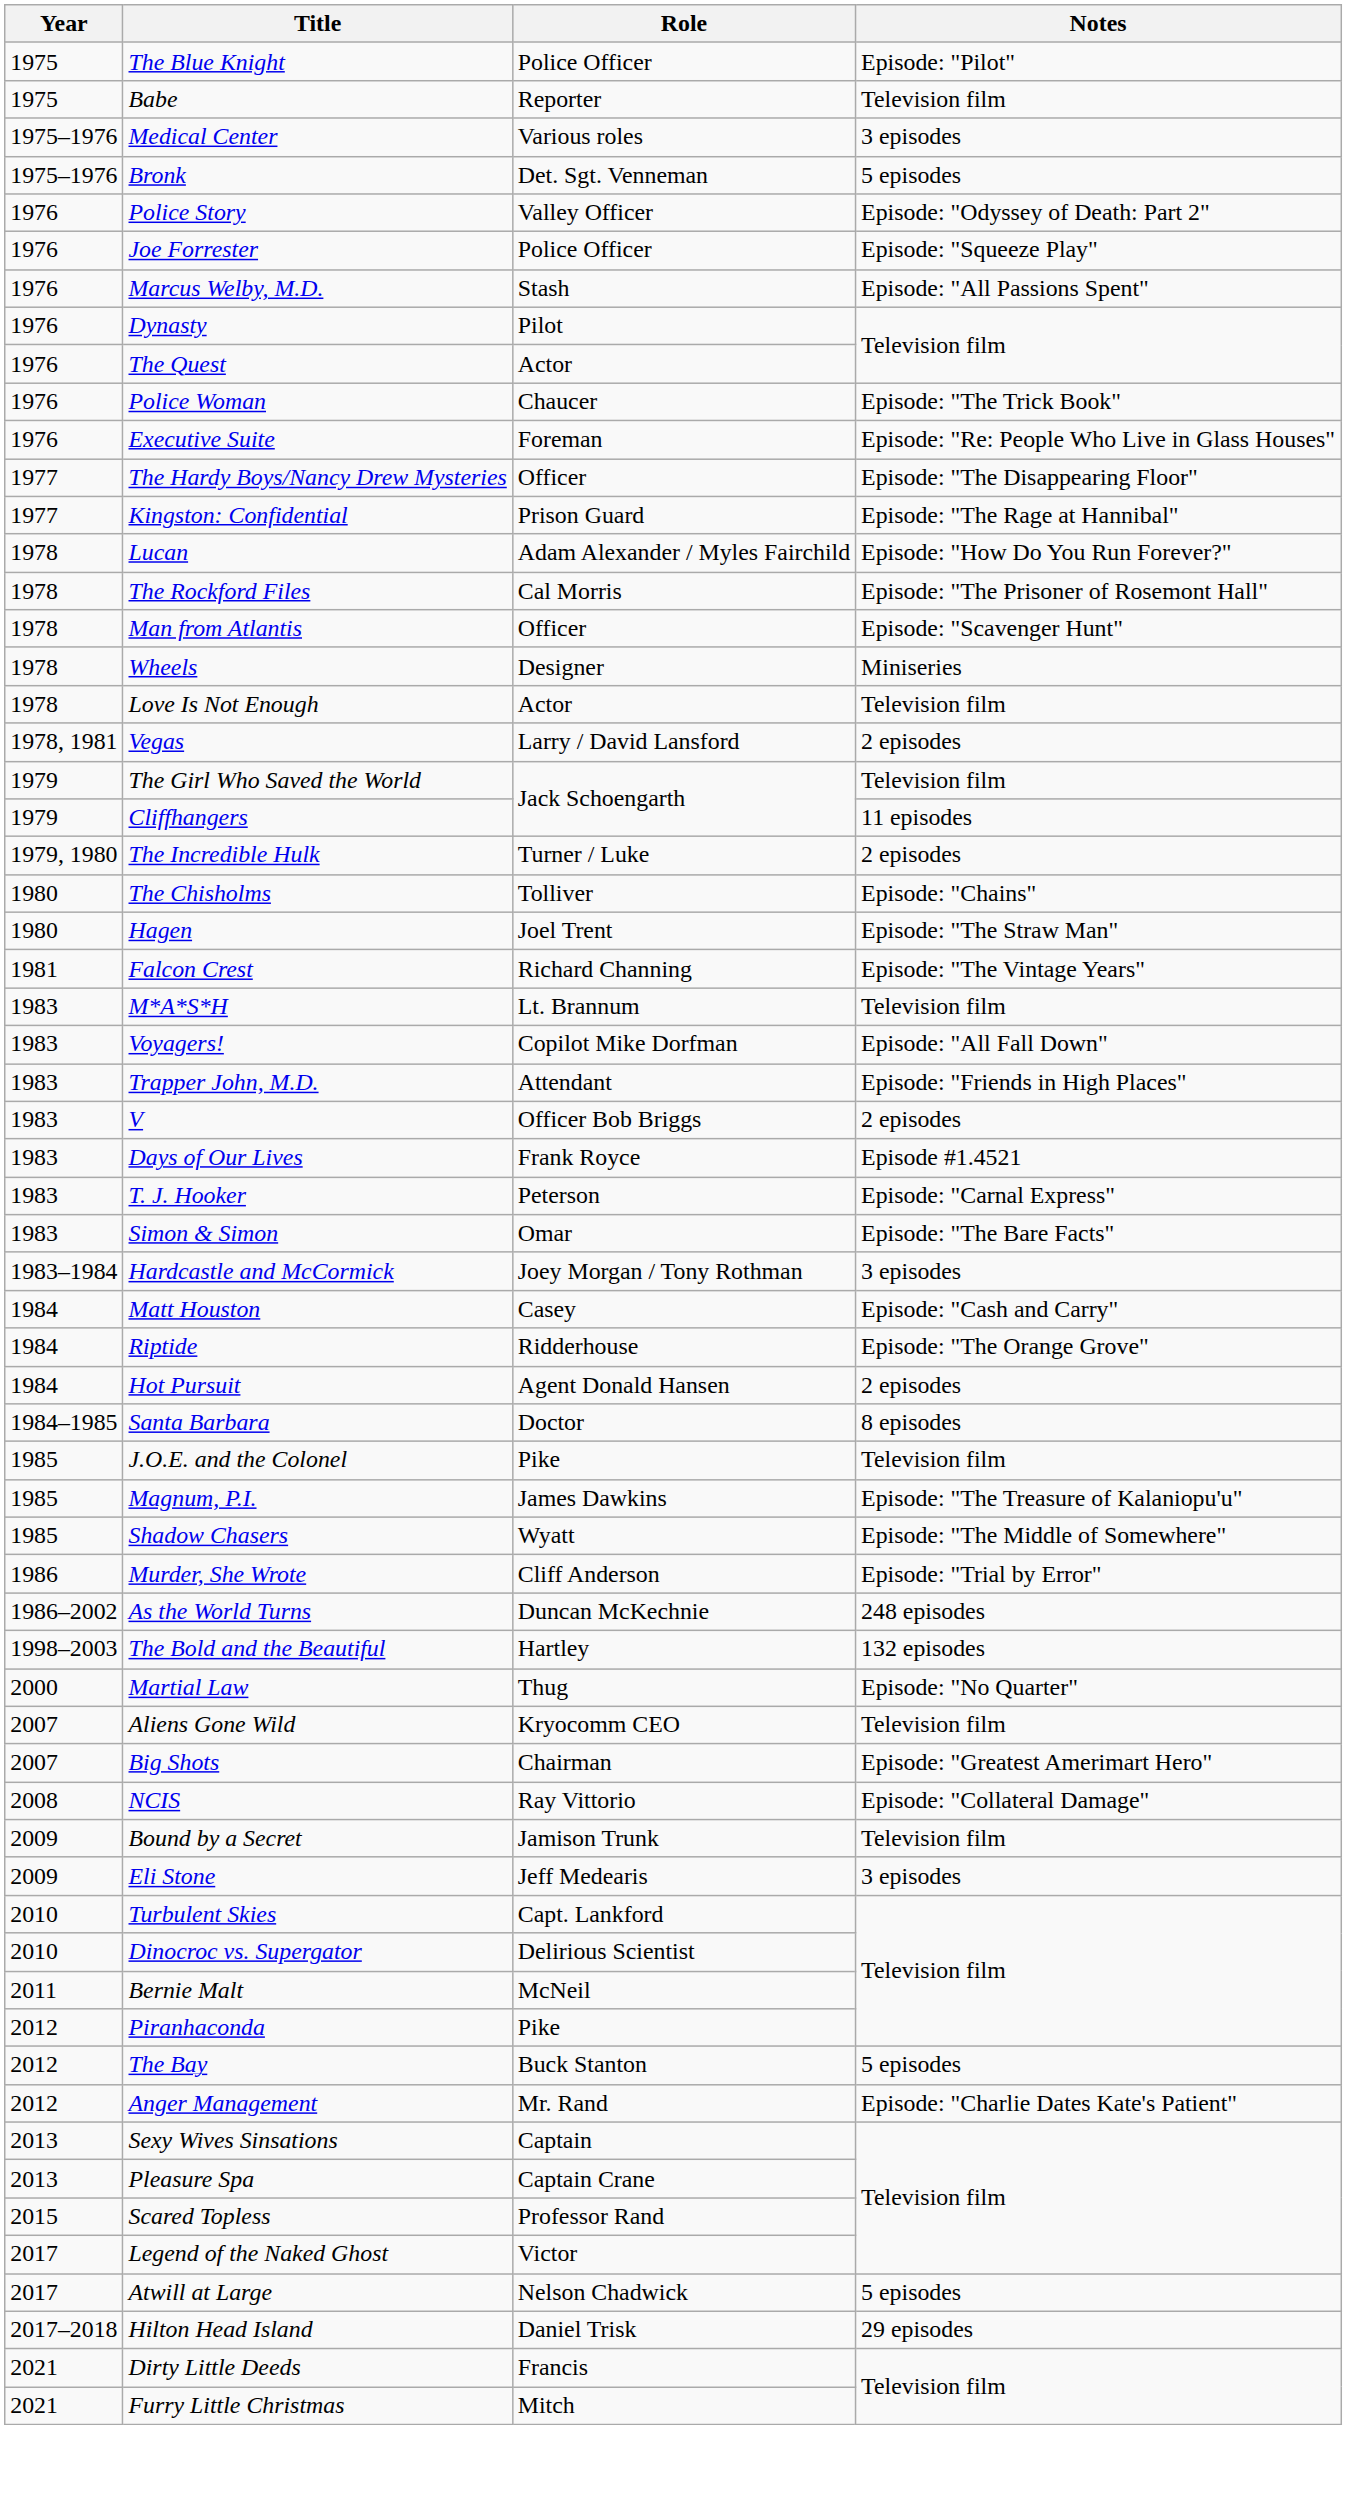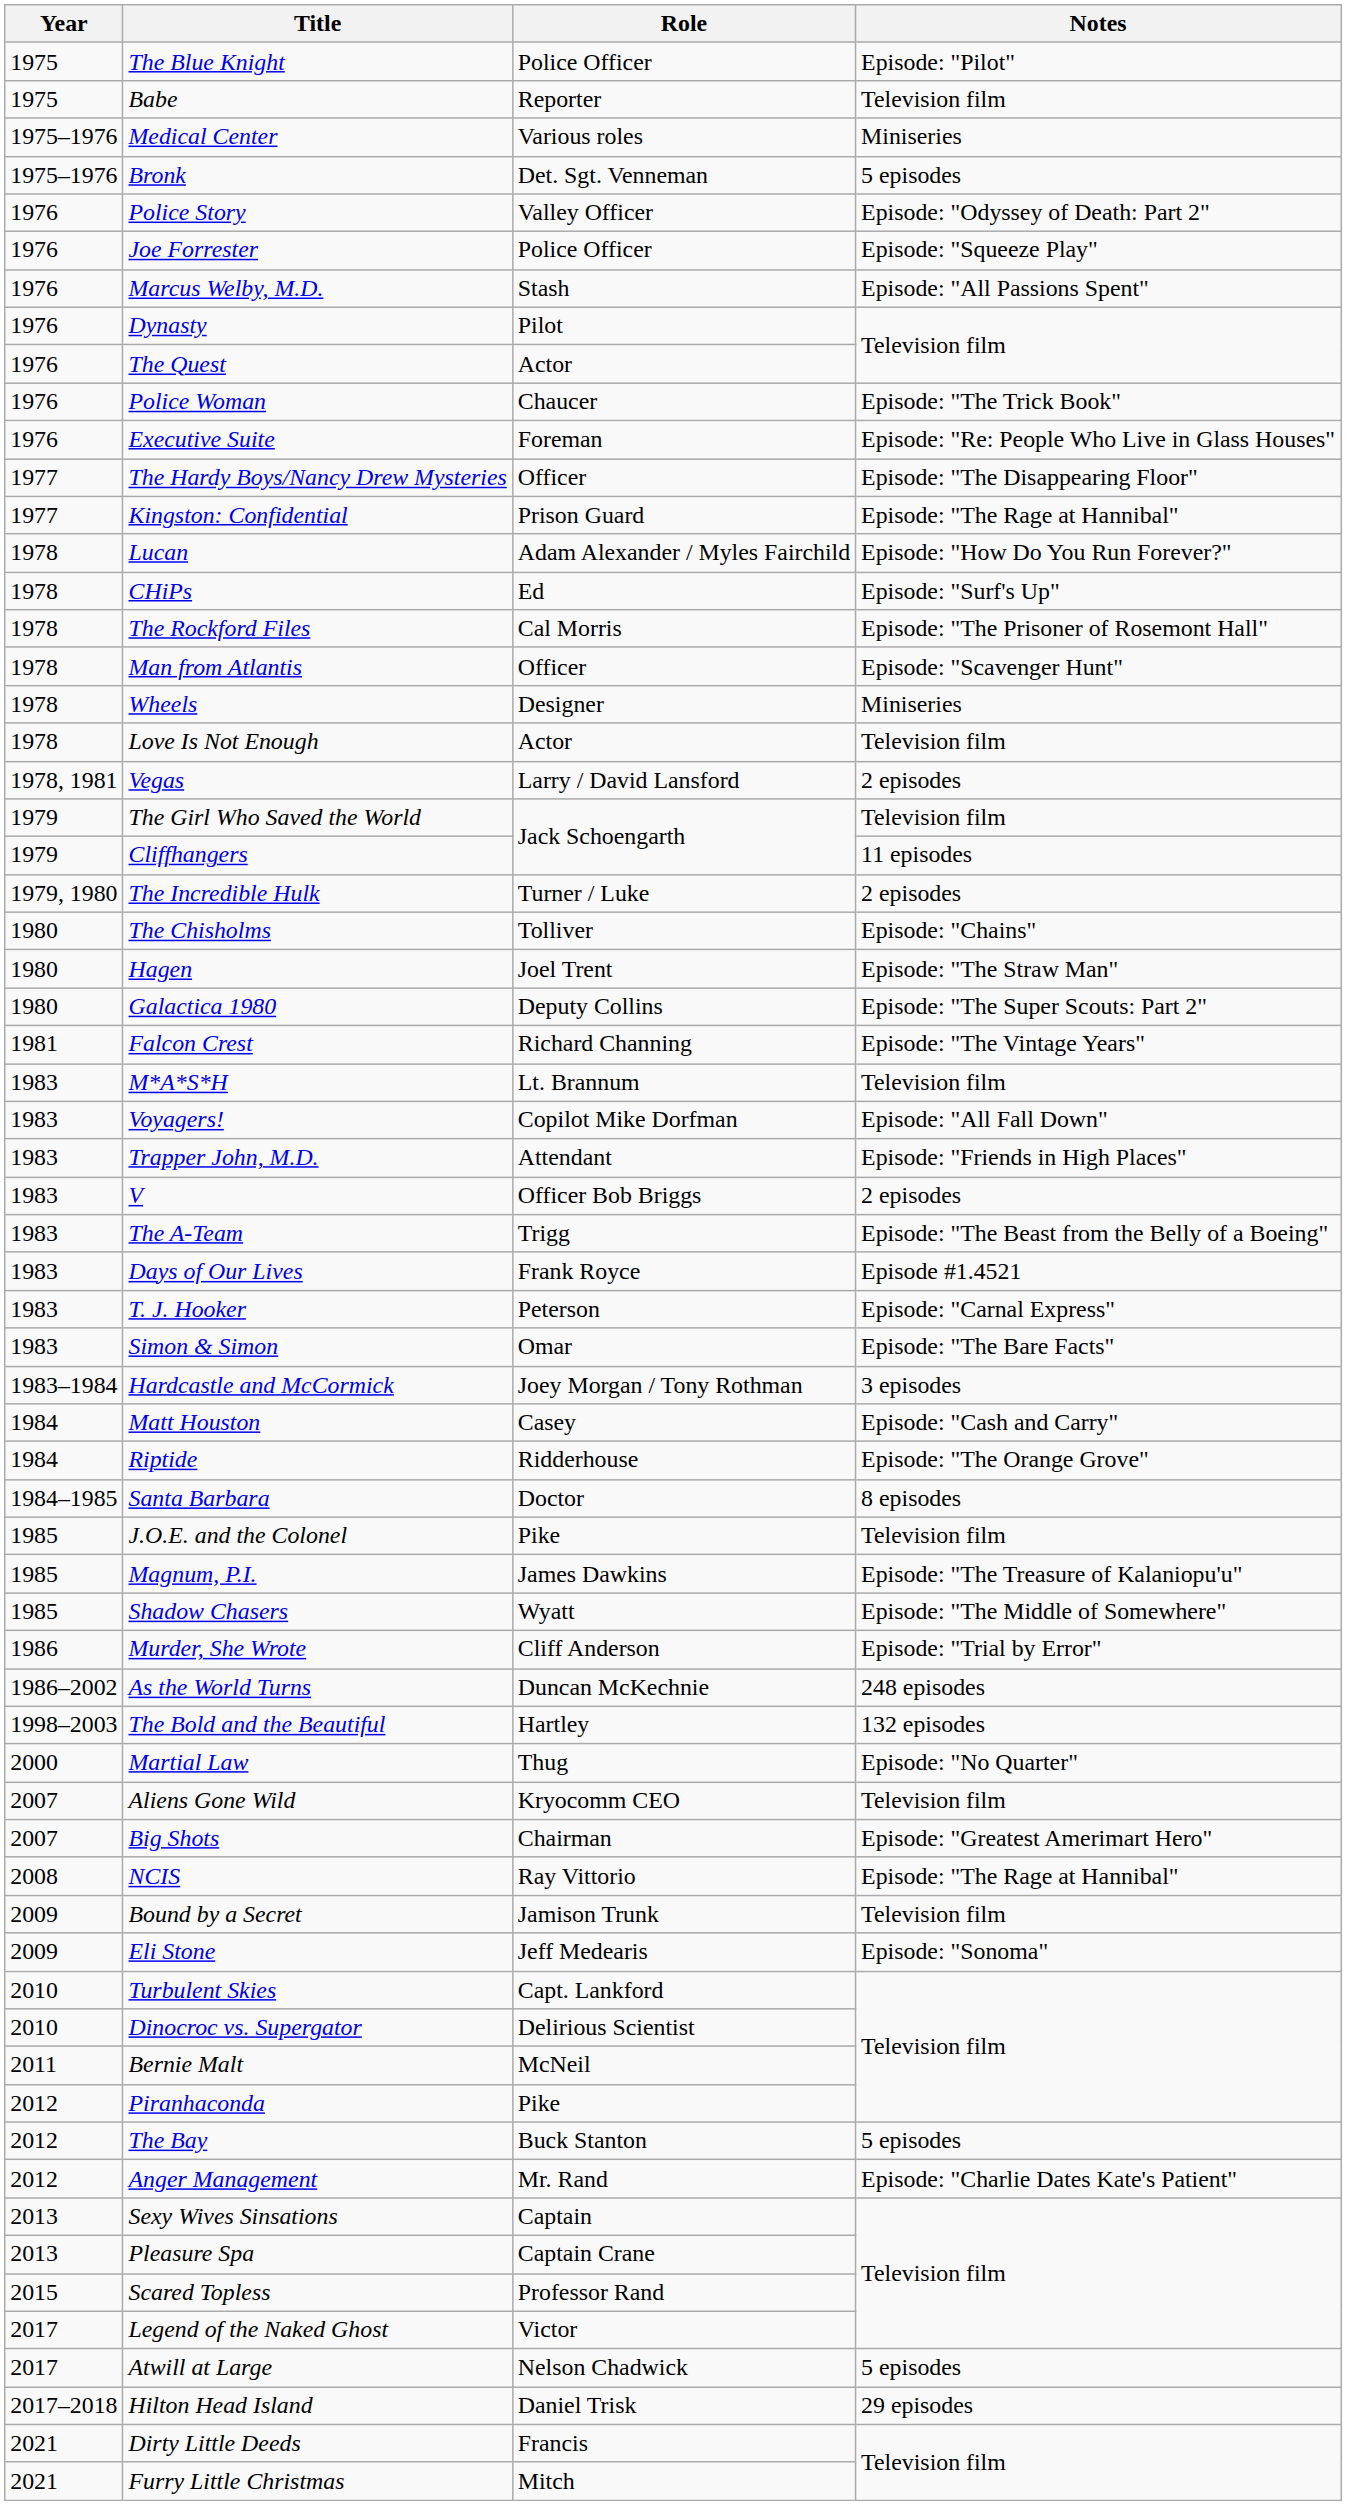(911, 136) 3 episodes -> (911, 136) Miniseries
+ row: (160, 590)
+ row: (202, 1006)
+ row: (186, 1233)
- row: (184, 1384)
(1005, 1800) Episode: "Collateral Damage" -> (1020, 1876) Episode: "The Rage at Hannibal"
(911, 1876) 3 episodes -> (955, 1951) Episode: "Sonoma"
